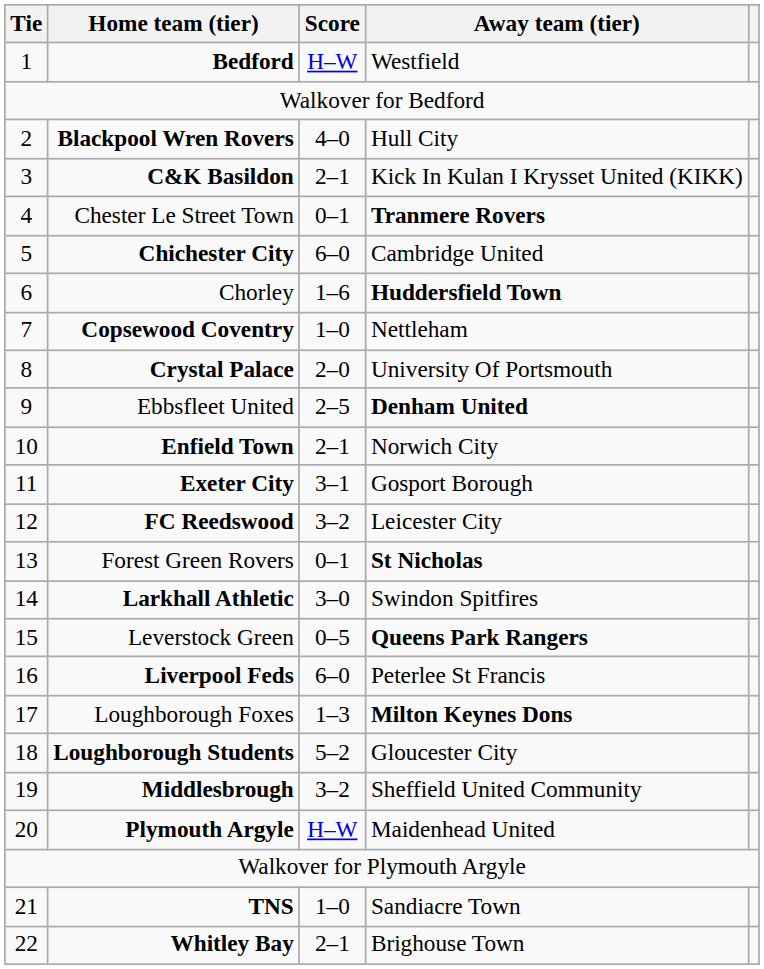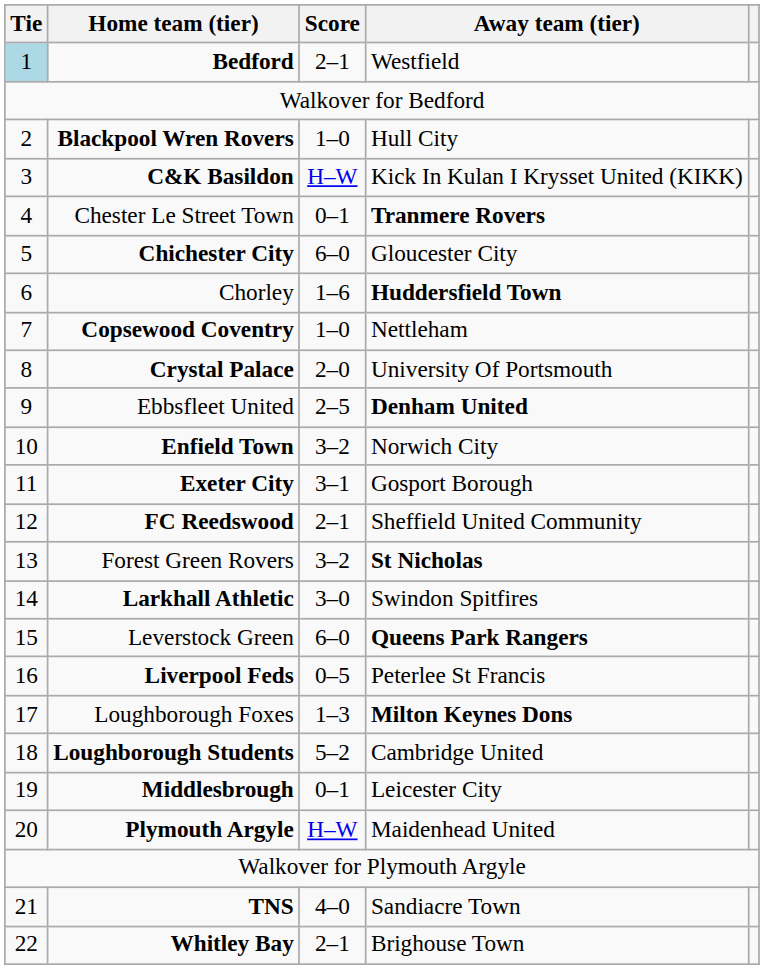(26, 61) no background -> (26, 61) lightblue background
(332, 61) H–W -> (332, 61) 2–1
(332, 138) 4–0 -> (332, 138) 1–0
(332, 176) 2–1 -> (332, 176) H–W
(457, 253) Cambridge United -> (444, 253) Gloucester City
(332, 445) 2–1 -> (332, 445) 3–2
(332, 522) 3–2 -> (332, 522) 2–1
(436, 522) Leicester City -> (506, 522) Sheffield United Community
(332, 560) 0–1 -> (332, 560) 3–2
(332, 637) 0–5 -> (332, 637) 6–0
(332, 675) 6–0 -> (332, 675) 0–5
(444, 752) Gloucester City -> (457, 752) Cambridge United
(332, 790) 3–2 -> (332, 790) 0–1
(506, 790) Sheffield United Community -> (436, 790) Leicester City
(332, 905) 1–0 -> (332, 905) 4–0
